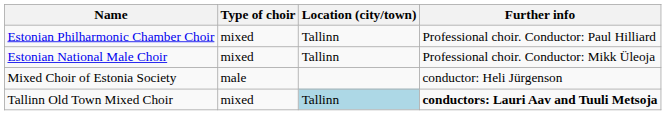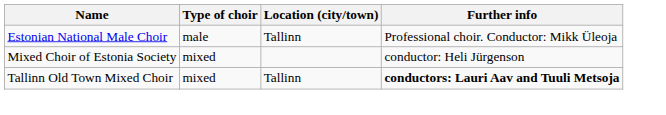- row: (111, 36)
(237, 57) mixed -> (195, 36) male
(233, 78) male -> (199, 57) mixed
(320, 99) lightblue background -> (282, 78) no background
